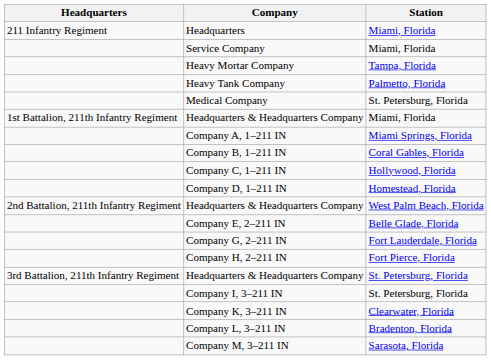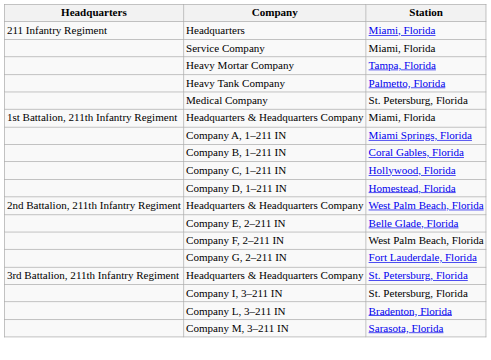+ row: (235, 240)
- row: (236, 258)
- row: (236, 310)
